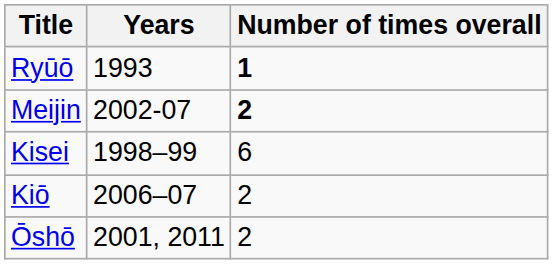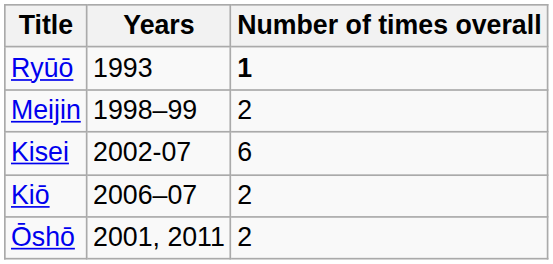(142, 110) 2002-07 -> (145, 110) 1998–99
(245, 110) bold -> (245, 110) normal
(145, 152) 1998–99 -> (142, 152) 2002-07
